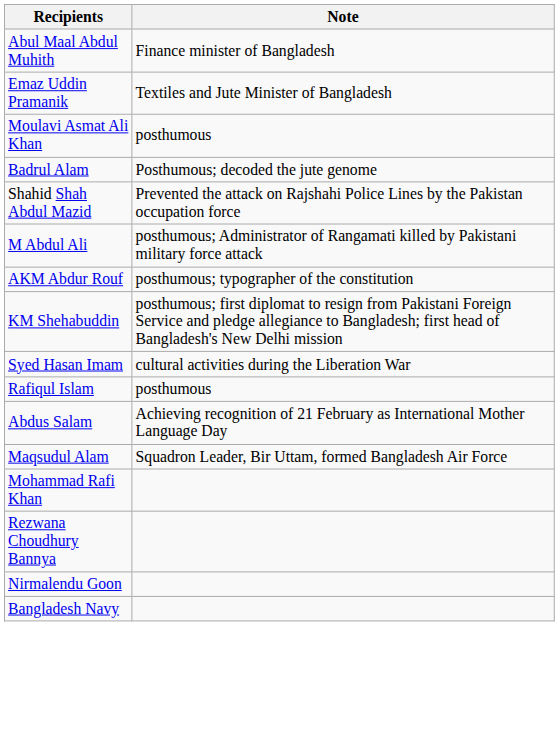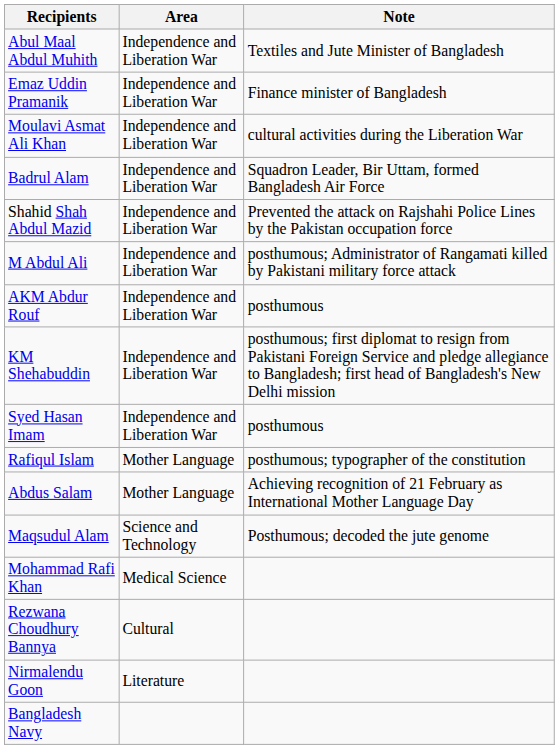+ column: (181, 16)
(235, 50) Finance minister of Bangladesh -> (376, 50) Textiles and Jute Minister of Bangladesh
(264, 93) Textiles and Jute Minister of Bangladesh -> (347, 93) Finance minister of Bangladesh
(173, 135) posthumous -> (385, 135) cultural activities during the Liberation War
(256, 169) Posthumous; decoded the jute genome -> (363, 178) Squadron Leader, Bir Uttam, formed Bangladesh Air Force
(275, 279) posthumous; typographer of the constitution -> (286, 305) posthumous
(273, 364) cultural activities during the Liberation War -> (286, 425) posthumous
(173, 389) posthumous -> (387, 459) posthumous; typographer of the constitution
(321, 456) Squadron Leader, Bir Uttam, formed Bangladesh Air Force -> (368, 535) Posthumous; decoded the jute genome
